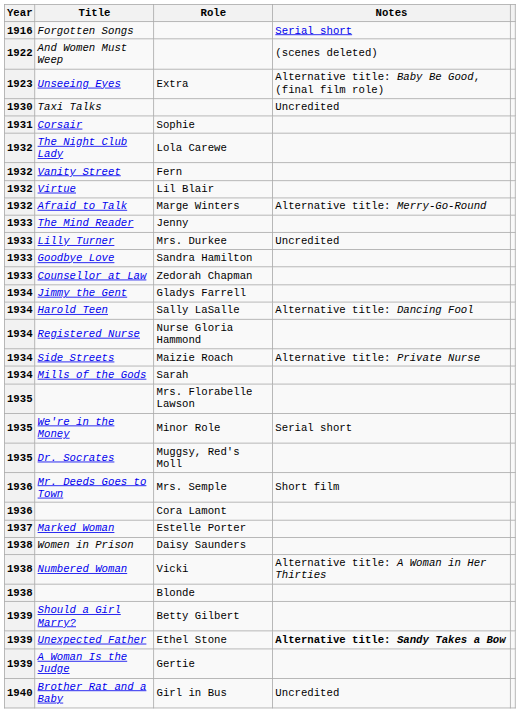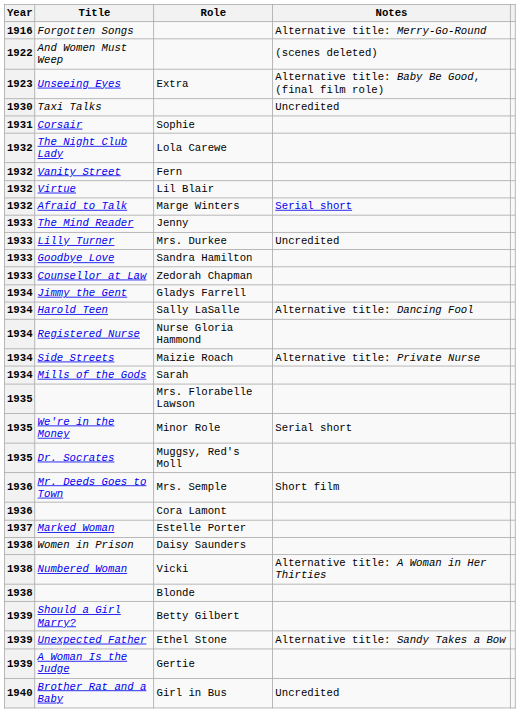(314, 30) Serial short -> (381, 30) Alternative title: Merry-Go-Round
(381, 206) Alternative title: Merry-Go-Round -> (314, 206) Serial short
(390, 640) bold -> (390, 640) normal
